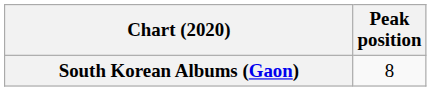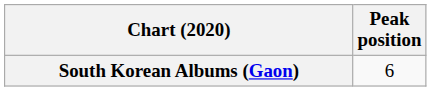(389, 70) 8 -> (389, 70) 6
